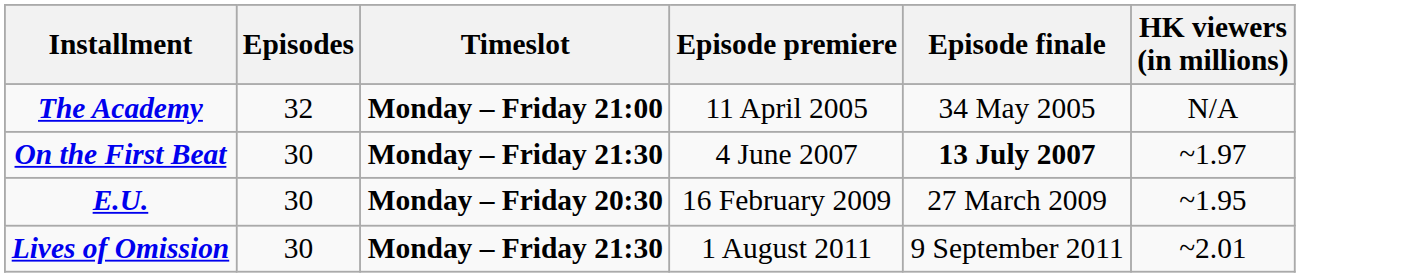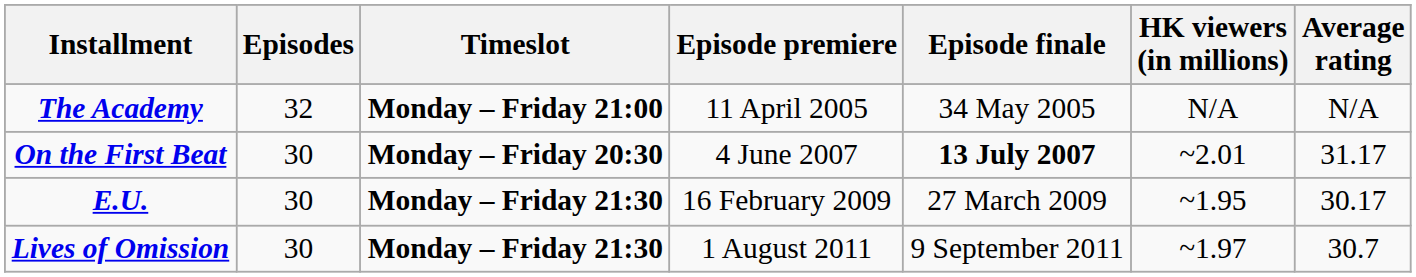+ column: (1353, 44)
(515, 154) Monday – Friday 21:30 -> (515, 154) Monday – Friday 20:30
(1213, 154) ~1.97 -> (1213, 154) ~2.01
(515, 201) Monday – Friday 20:30 -> (515, 201) Monday – Friday 21:30
(1213, 247) ~2.01 -> (1213, 247) ~1.97
